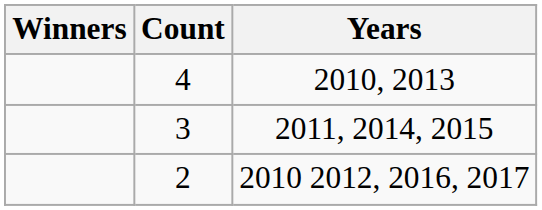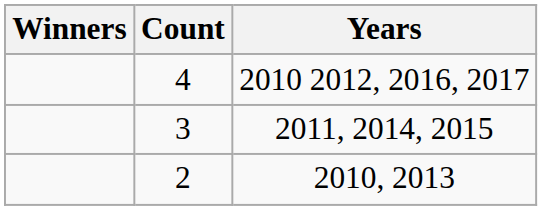(384, 79) 2010, 2013 -> (384, 79) 2010 2012, 2016, 2017
(384, 178) 2010 2012, 2016, 2017 -> (384, 178) 2010, 2013
